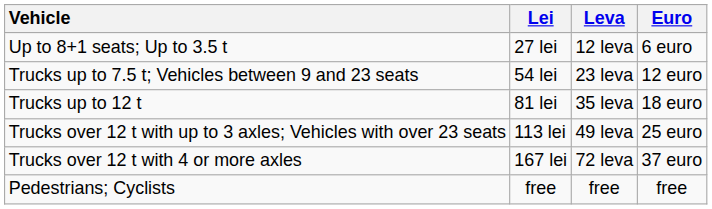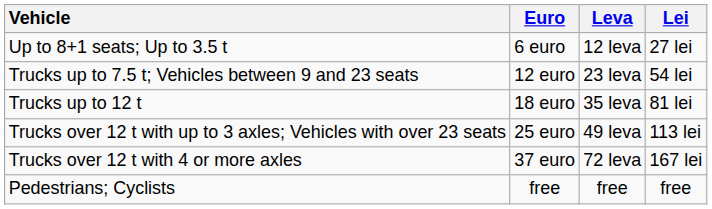columns swapped: (672, 18) <-> (541, 18)
